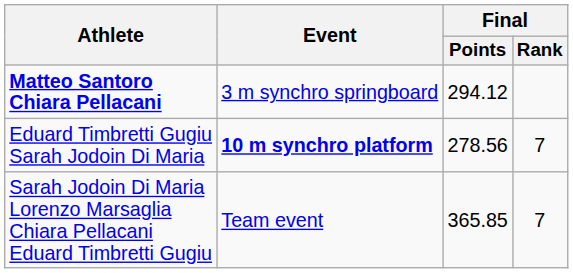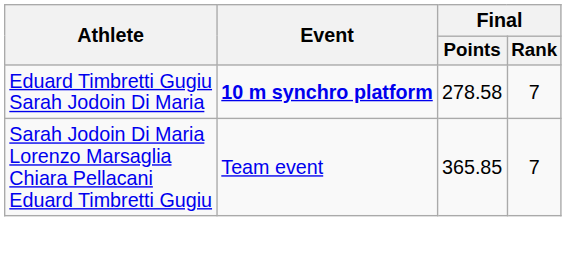- row: (85, 92)
(478, 145) 278.56 -> (472, 92) 278.58
